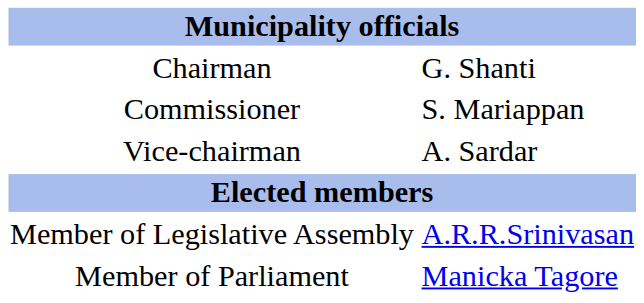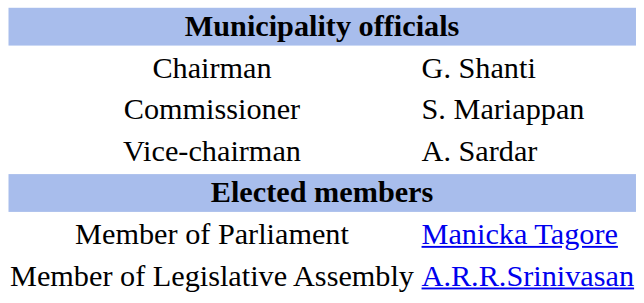rows swapped: (212, 234) <-> (212, 275)
